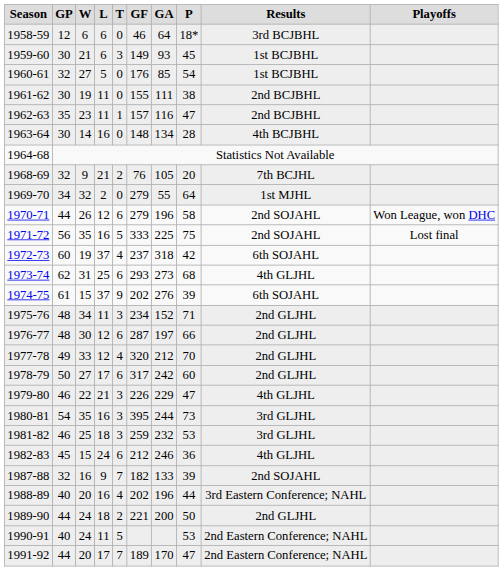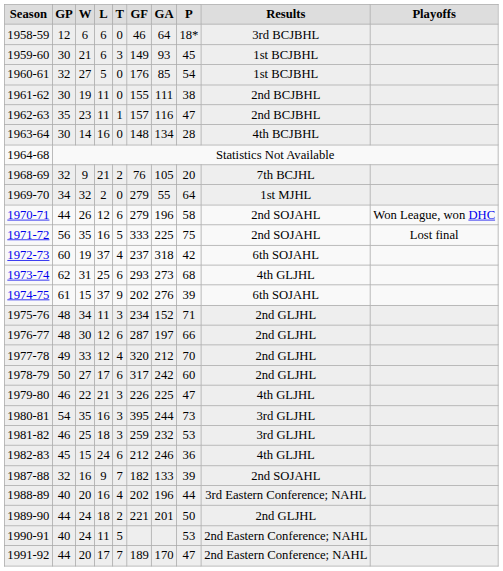(164, 395) 229 -> (164, 395) 225
(164, 515) 200 -> (164, 515) 201
